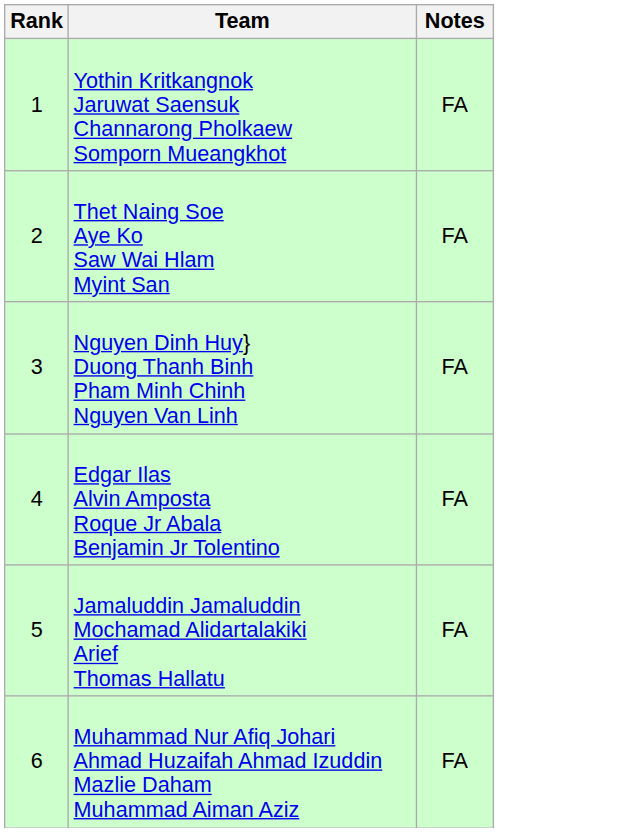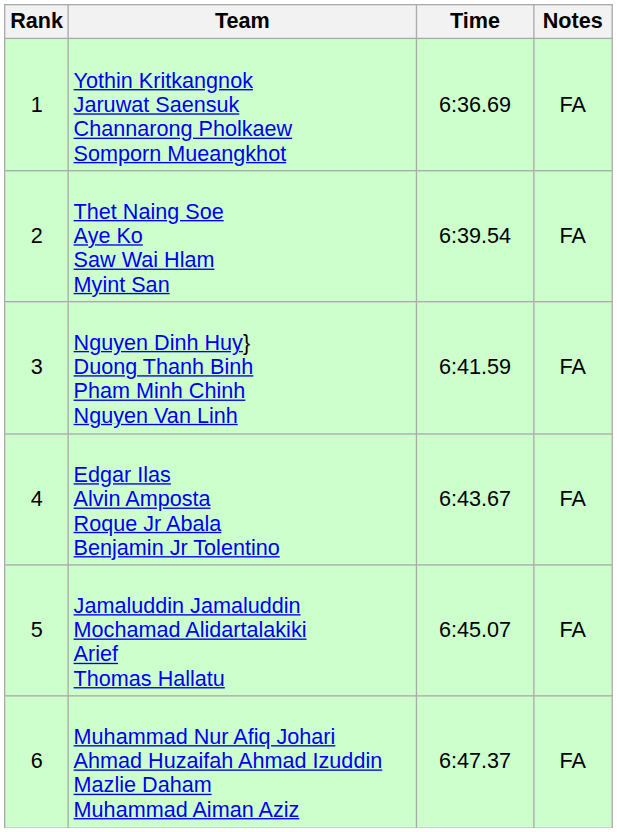+ column: (475, 21)
